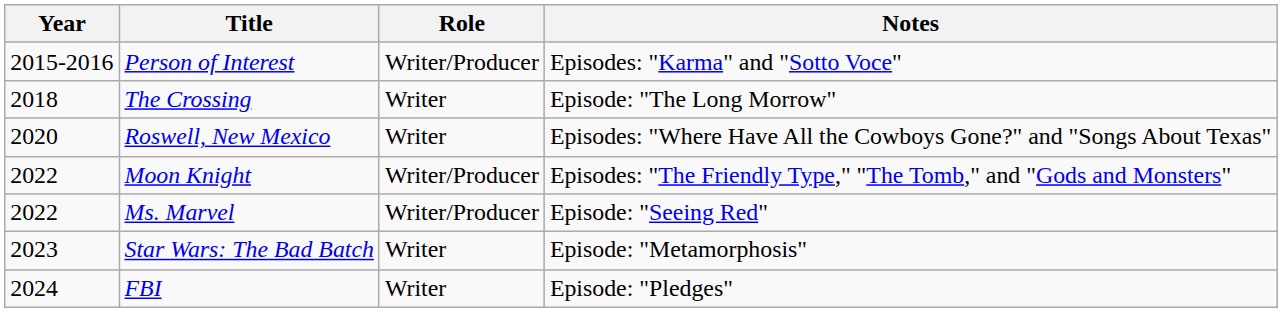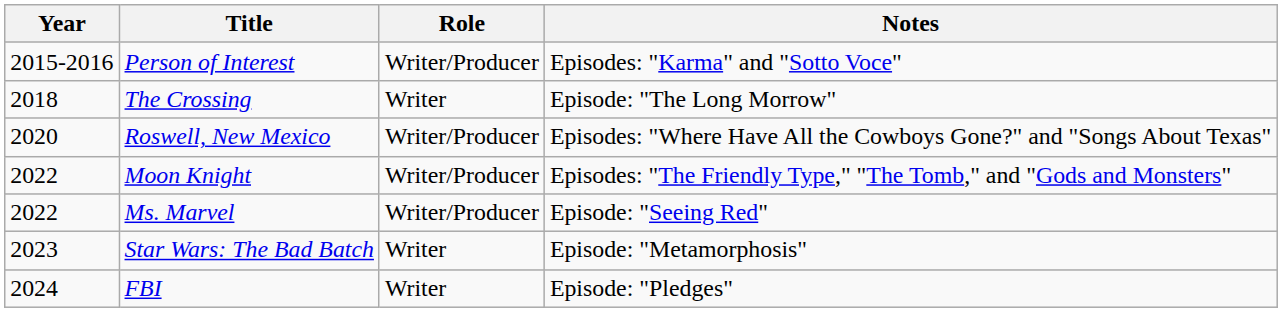(416, 136) Writer -> (462, 136) Writer/Producer
